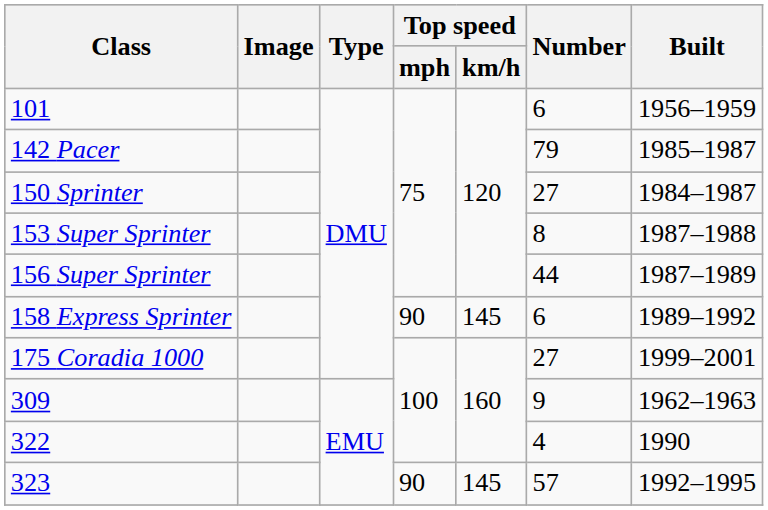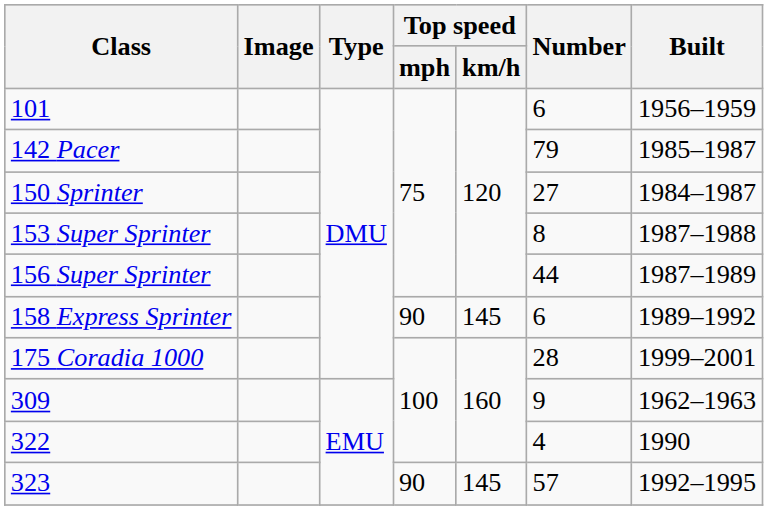(546, 358) 27 -> (546, 358) 28
